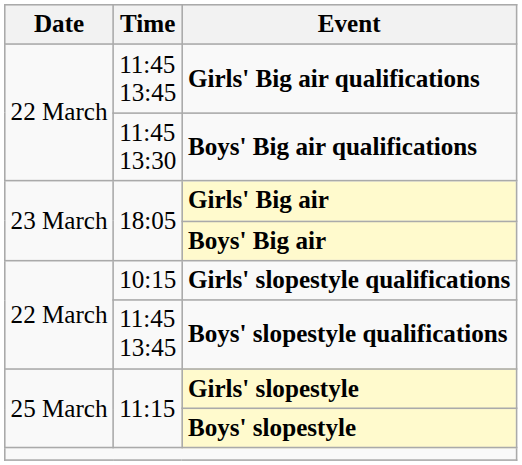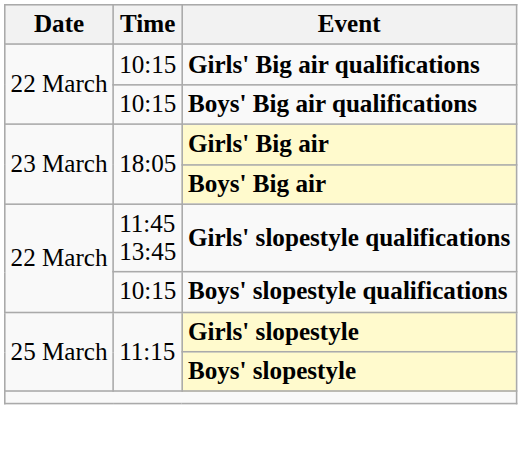(148, 78) 11:45 13:45 -> (148, 64) 10:15
(148, 146) 11:45 13:30 -> (148, 104) 10:15
(148, 280) 10:15 -> (148, 237) 11:45 13:45
(148, 334) 11:45 13:45 -> (148, 291) 10:15
